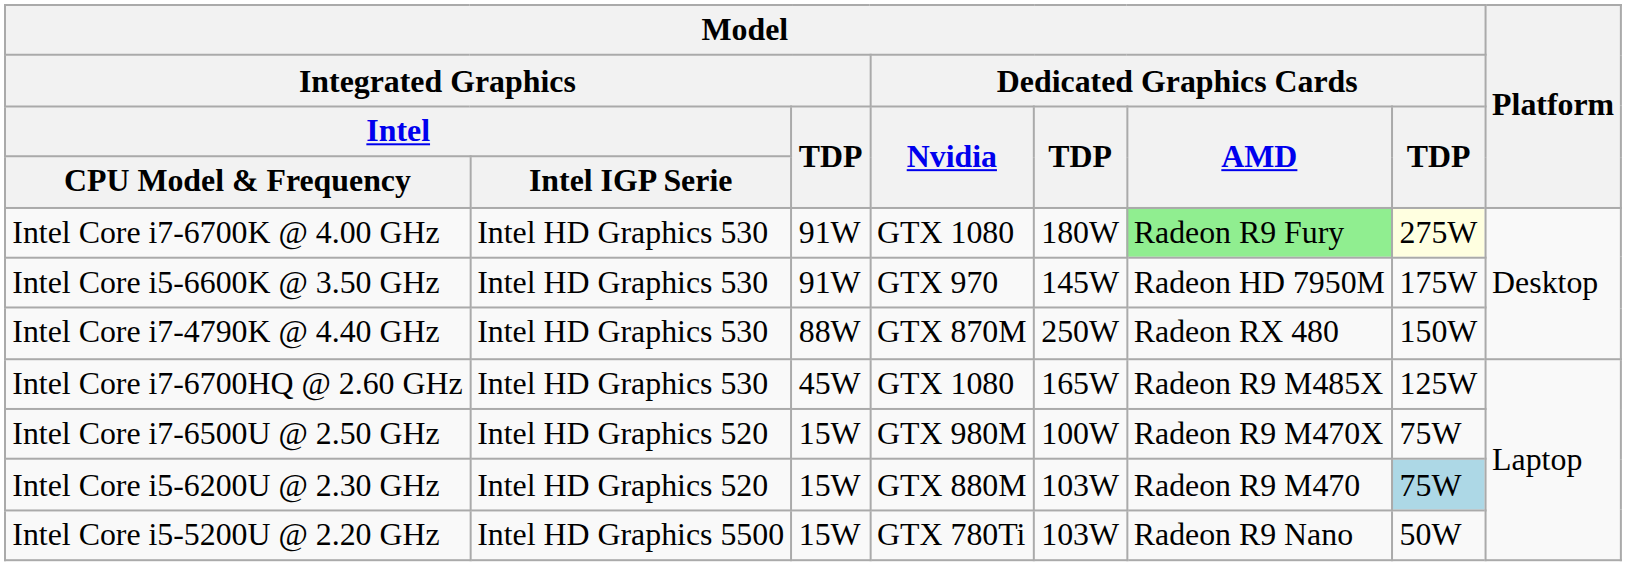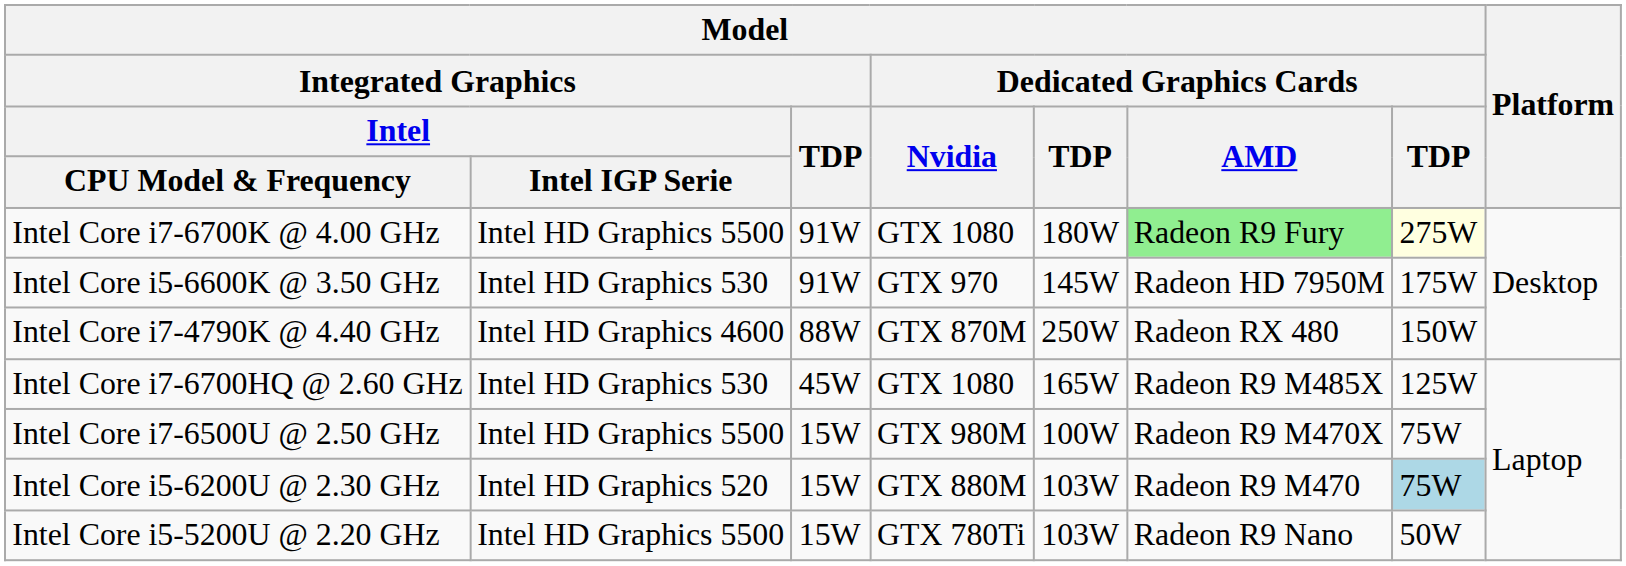(623, 231) Intel HD Graphics 530 -> (631, 231) Intel HD Graphics 5500
(623, 332) Intel HD Graphics 530 -> (631, 332) Intel HD Graphics 4600
(623, 433) Intel HD Graphics 520 -> (631, 433) Intel HD Graphics 5500
